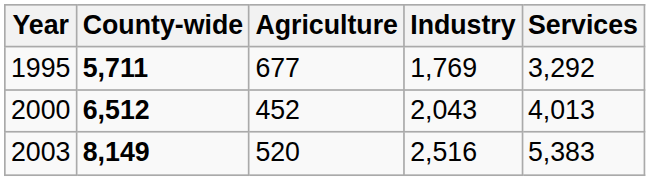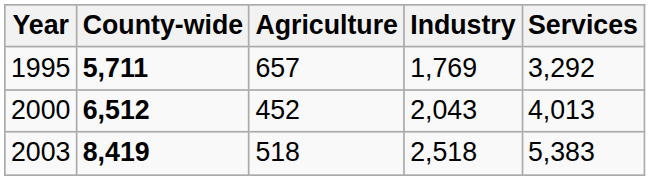(278, 68) 677 -> (278, 68) 657
(116, 152) 8,149 -> (116, 152) 8,419
(278, 152) 520 -> (278, 152) 518
(444, 152) 2,516 -> (444, 152) 2,518
